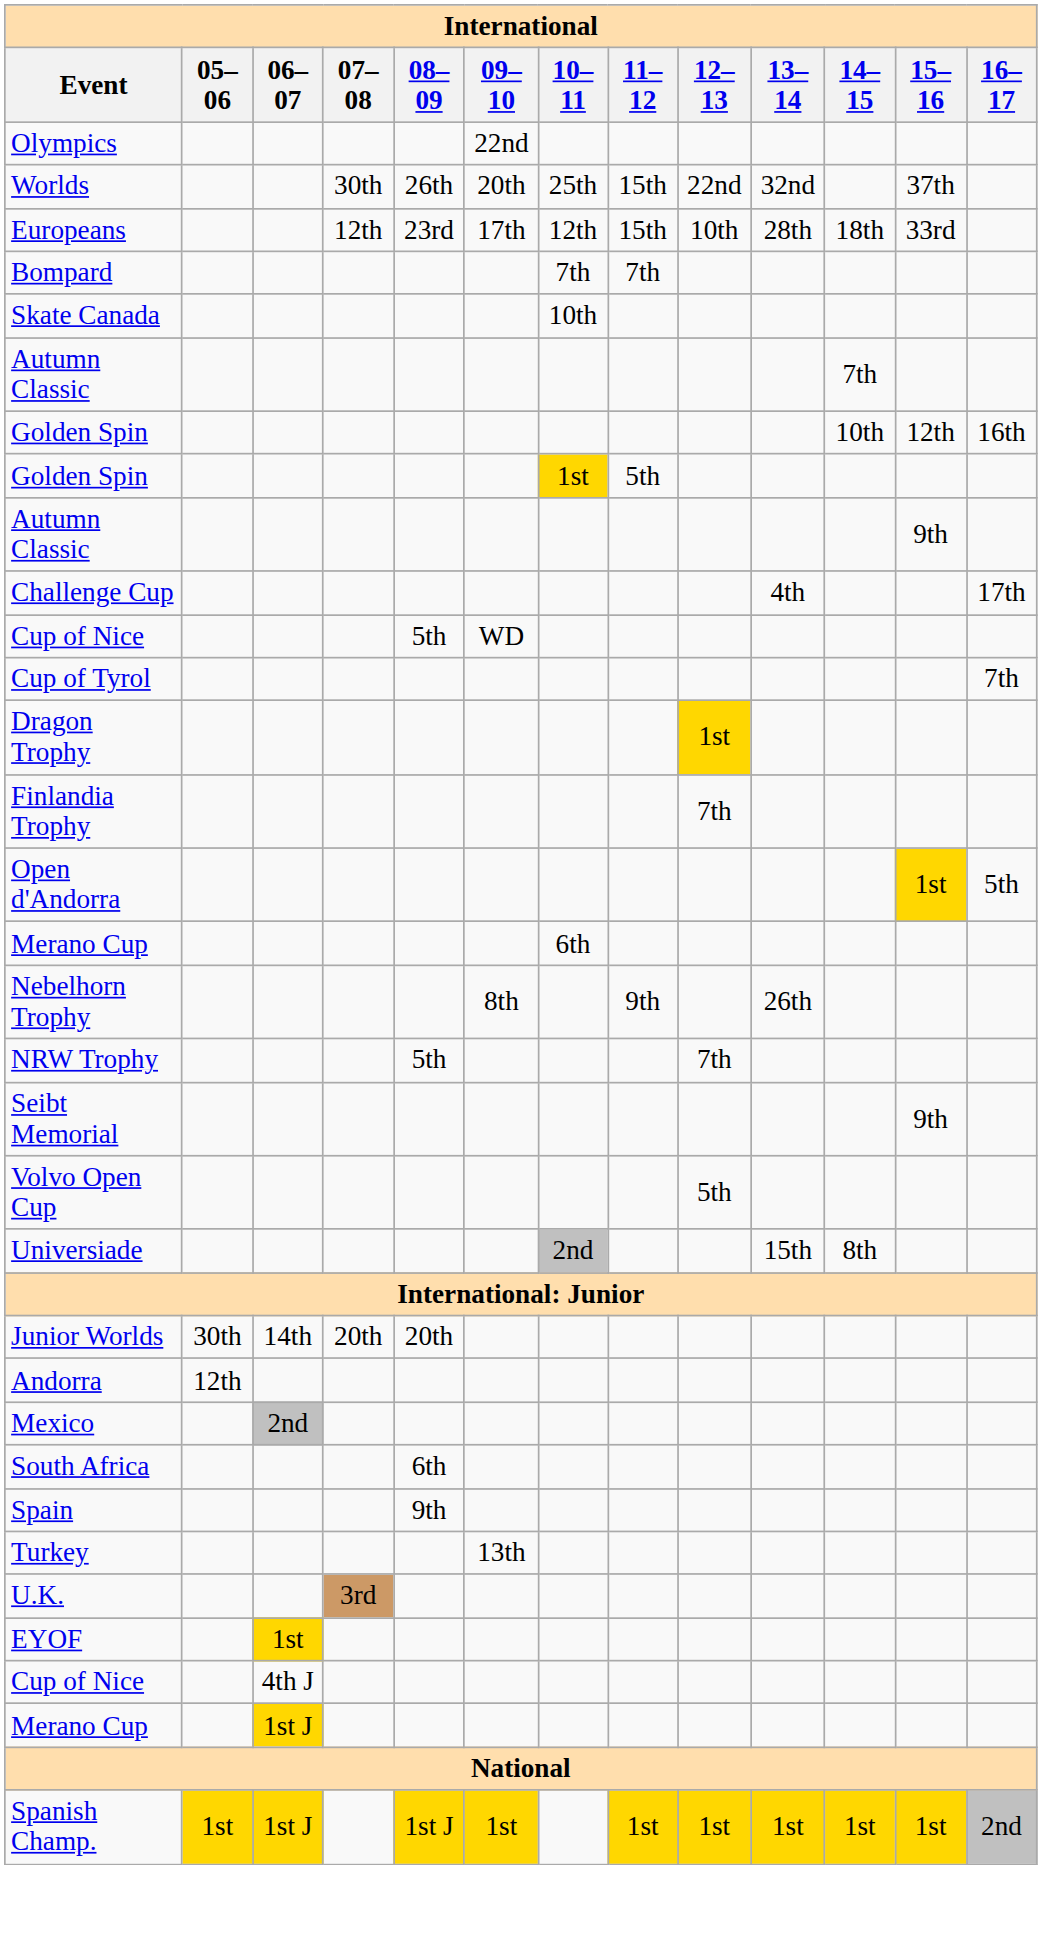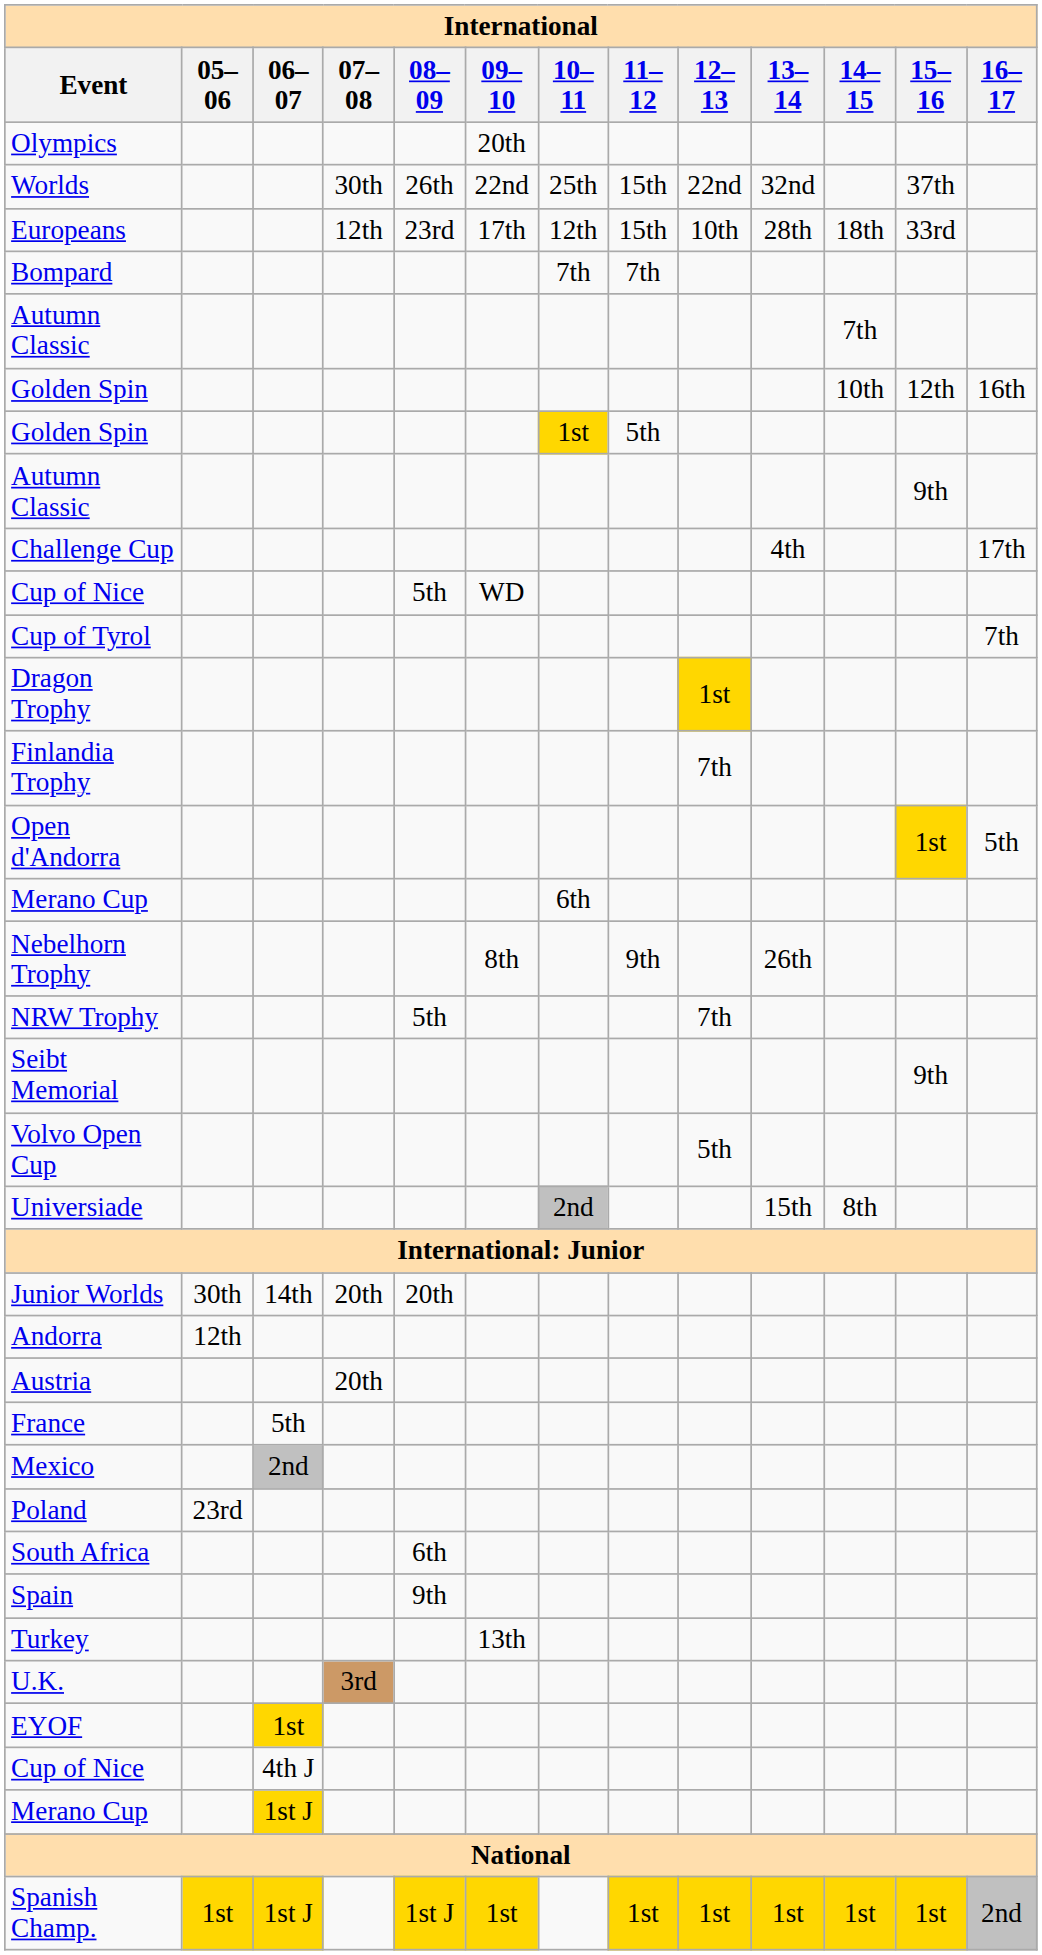(501, 142) 22nd -> (502, 142) 20th
(501, 186) 20th -> (502, 186) 22nd
- row: (86, 315)
+ row: (51, 1379)
+ row: (48, 1423)
+ row: (49, 1509)
